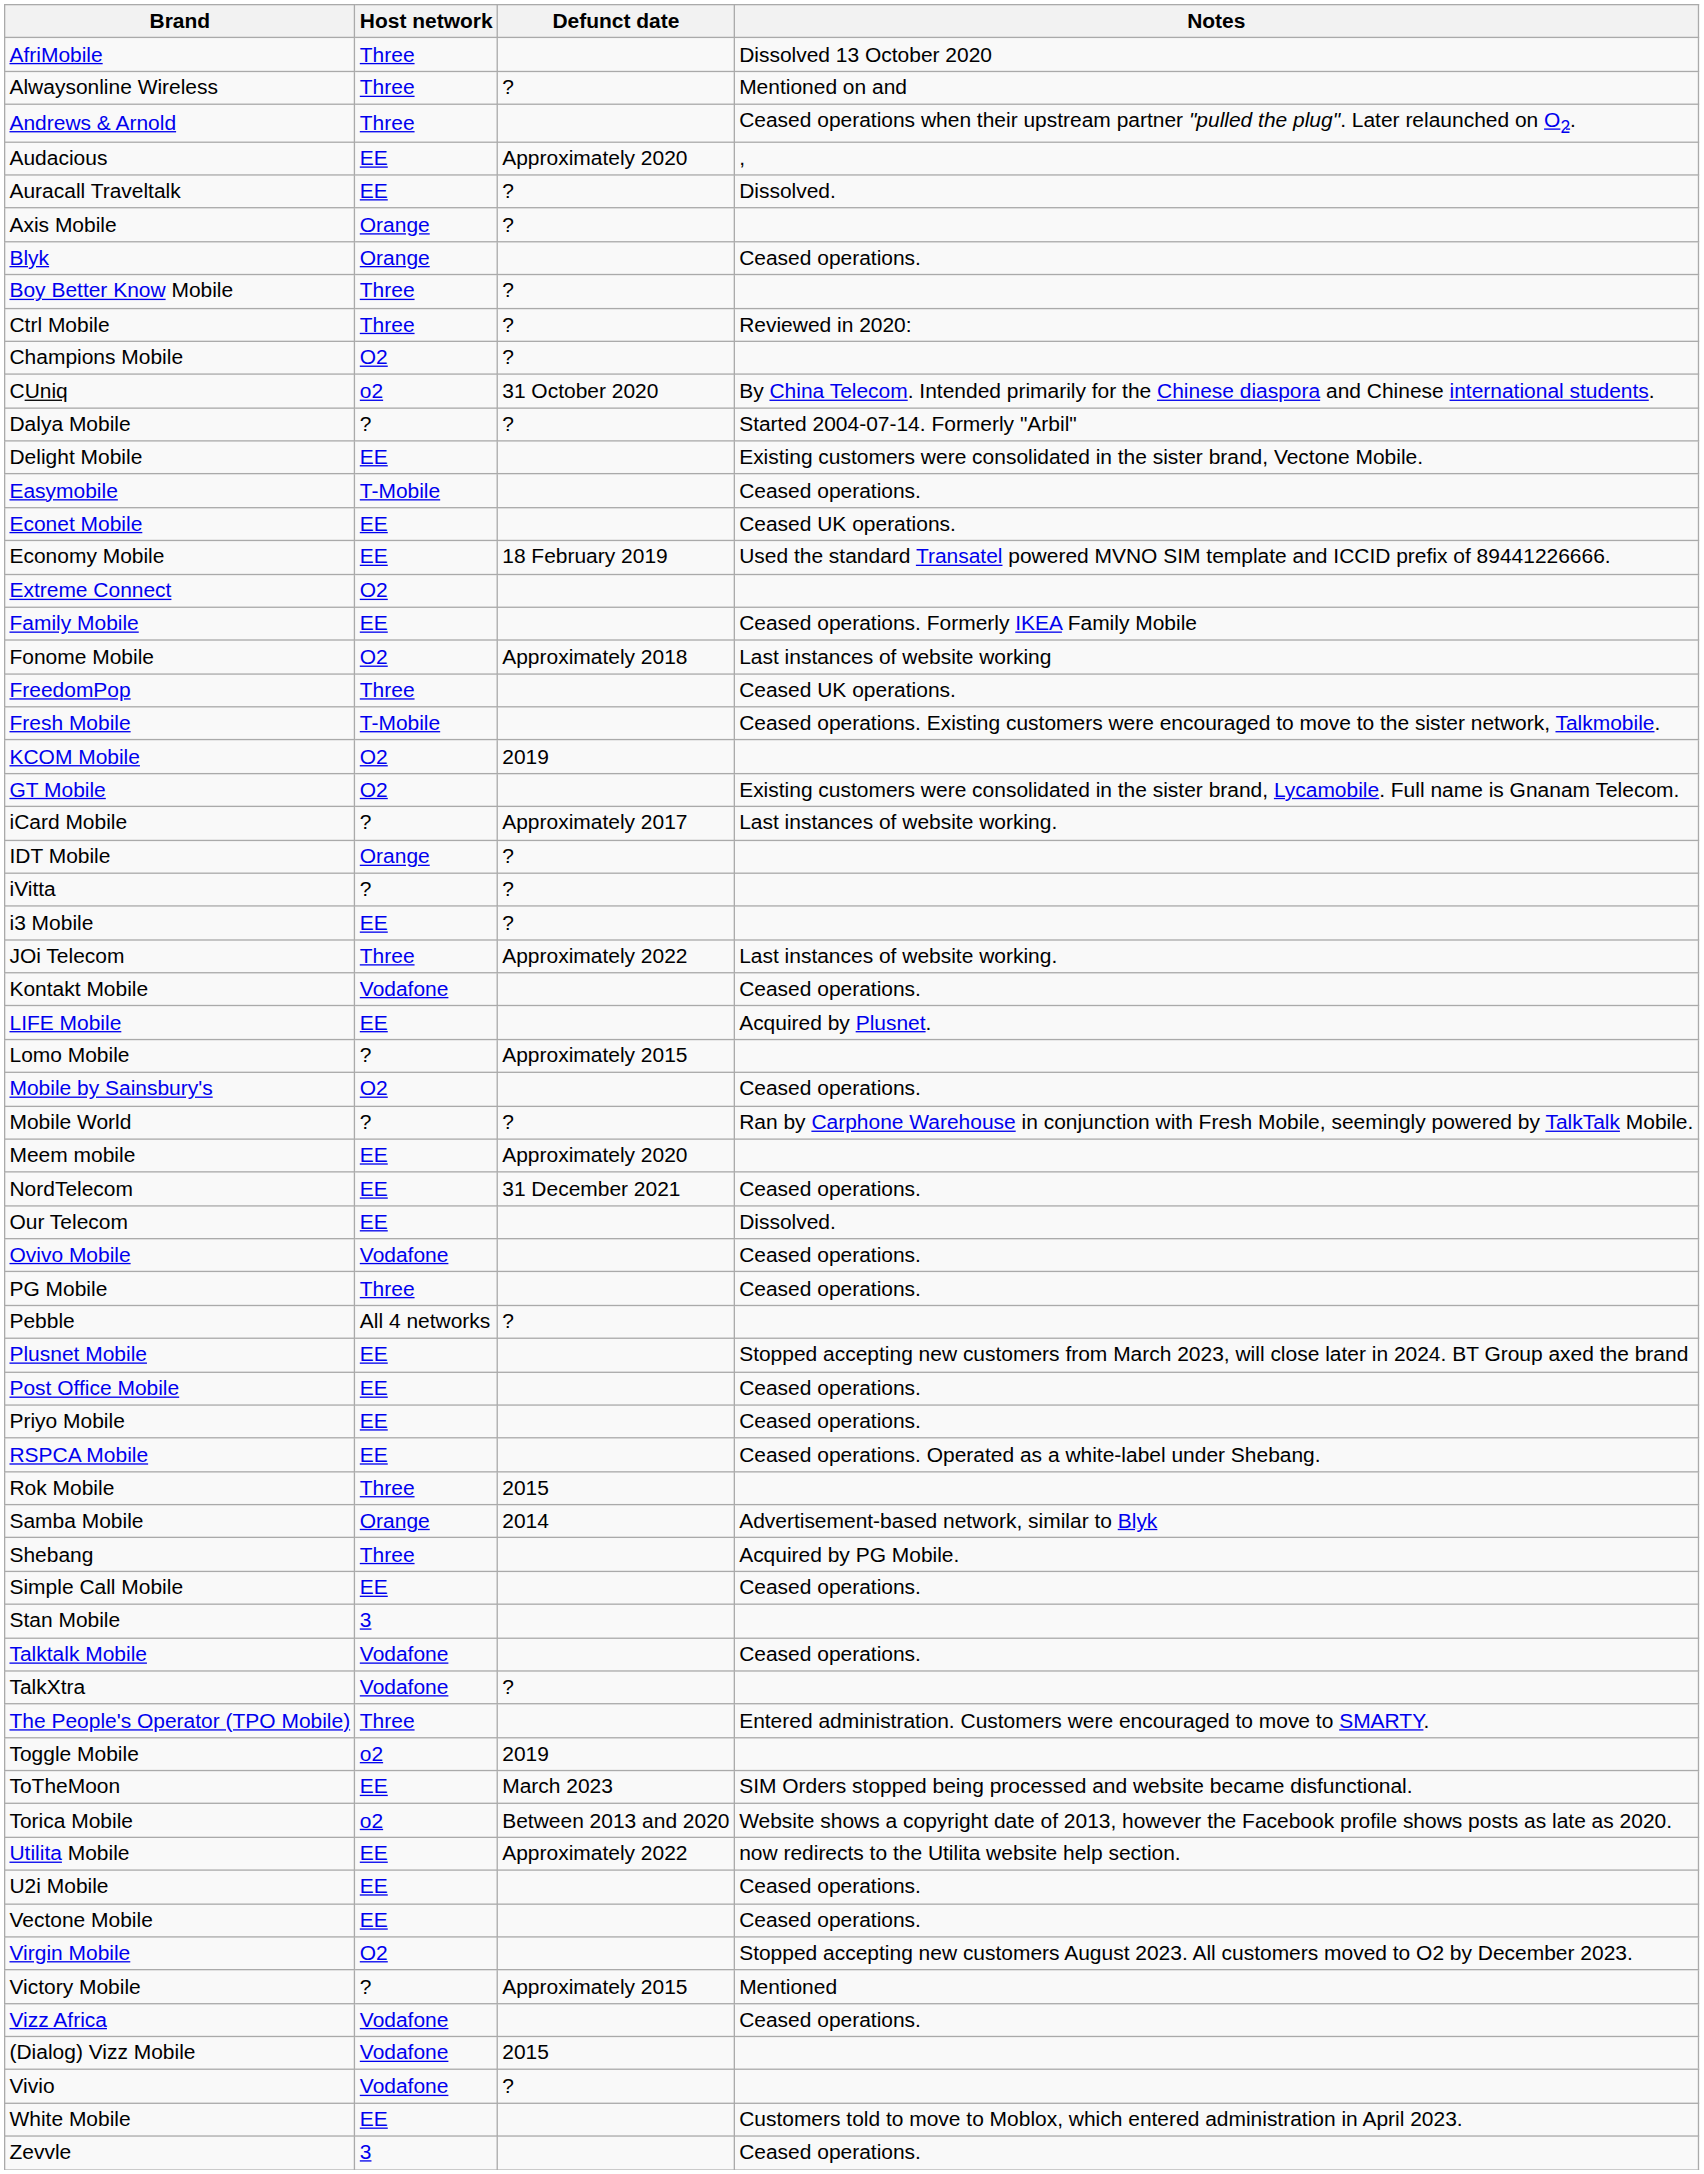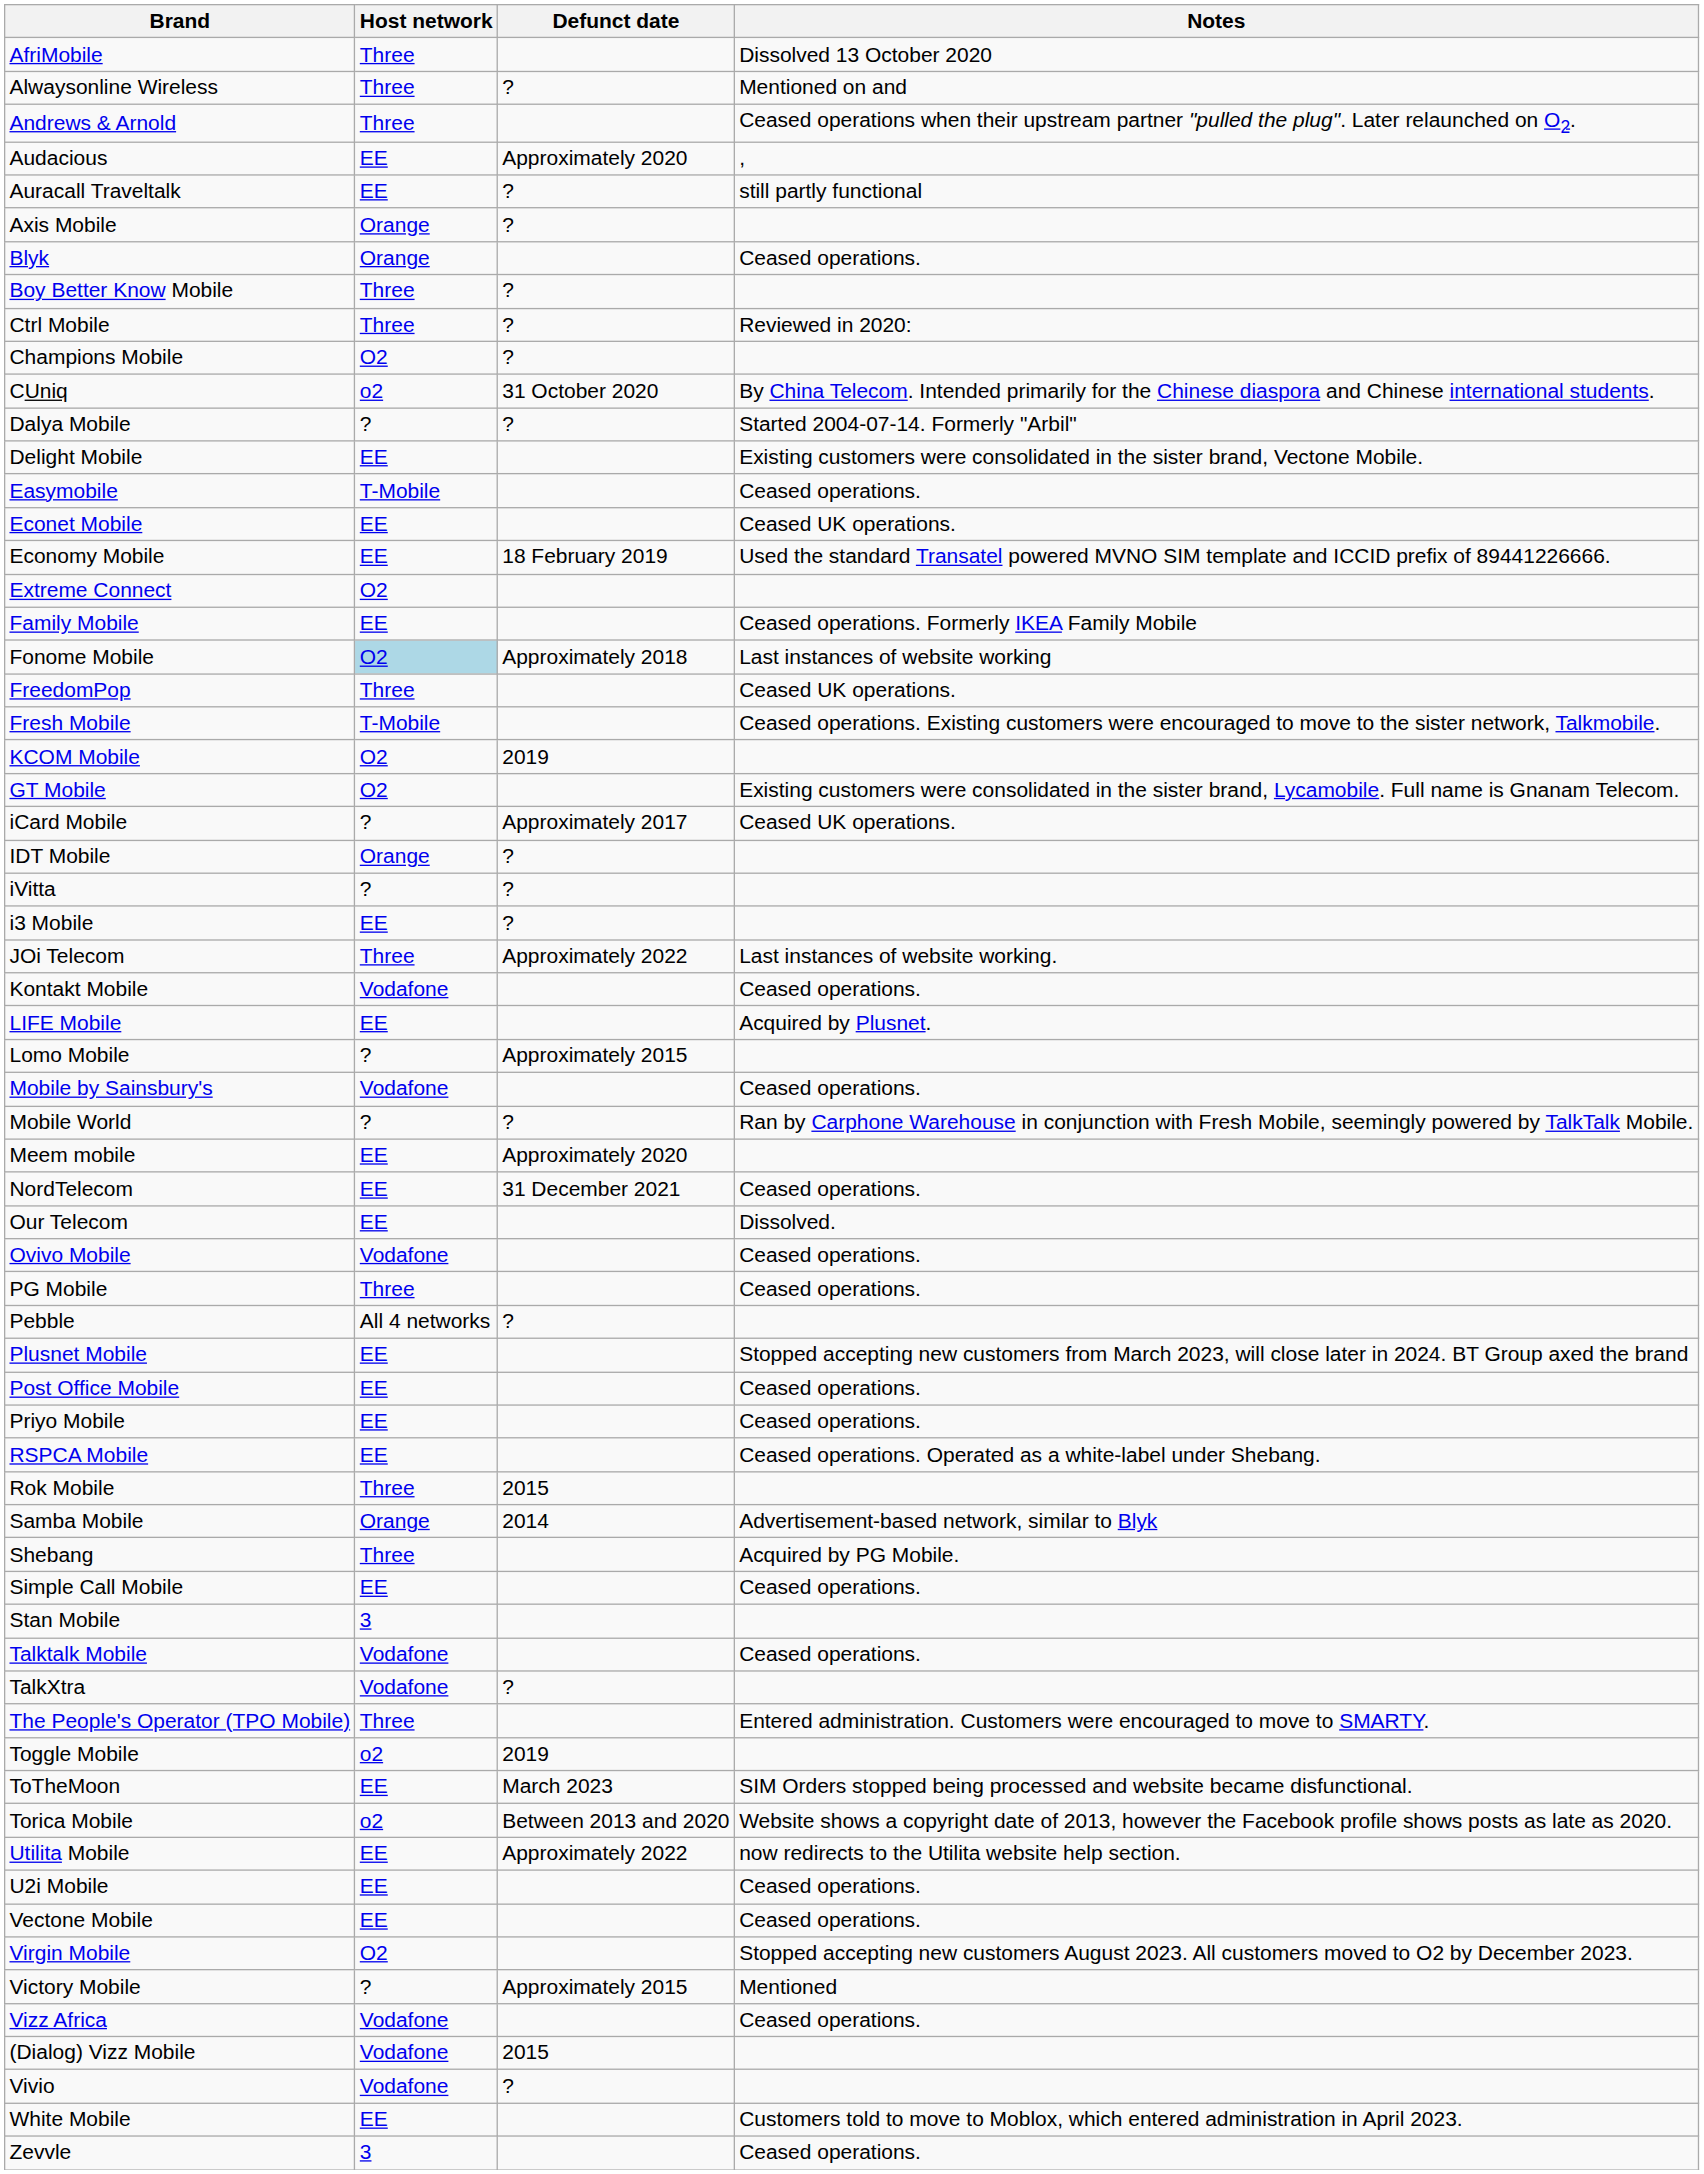(788, 191) Dissolved. -> (831, 191) still partly functional
(374, 656) no background -> (374, 656) lightblue background
(898, 823) Last instances of website working. -> (848, 823) Ceased UK operations.
(374, 1089) O2 -> (404, 1089) Vodafone
